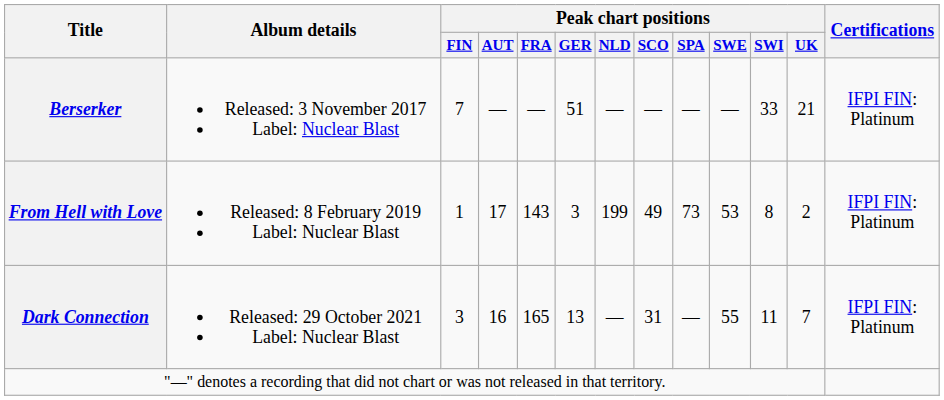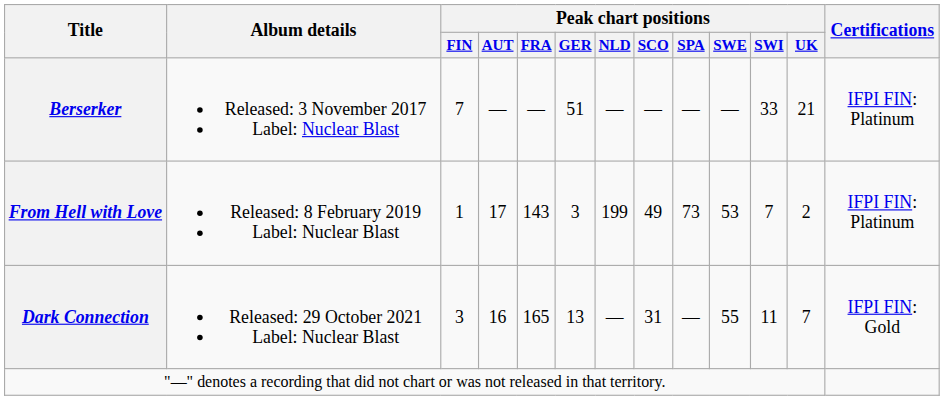(769, 213) 8 -> (769, 213) 7
(882, 316) IFPI FIN: Platinum -> (882, 316) IFPI FIN: Gold
